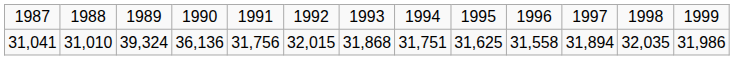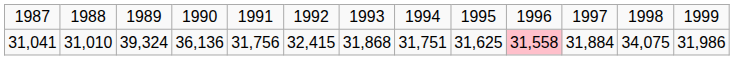(311, 42) 32,015 -> (311, 42) 32,415
(534, 42) no background -> (534, 42) pink background
(590, 42) 31,894 -> (590, 42) 31,884
(646, 42) 32,035 -> (646, 42) 34,075
